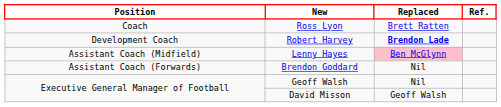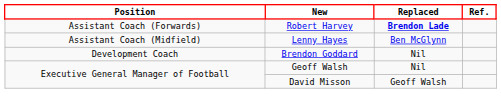- row: (320, 26)
(135, 40) Development Coach -> (135, 26) Assistant Coach (Forwards)
(418, 54) pink background -> (418, 40) no background
(135, 68) Assistant Coach (Forwards) -> (135, 54) Development Coach
